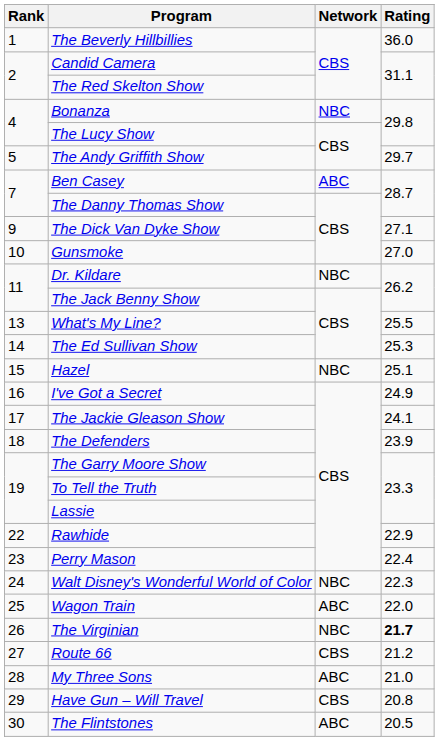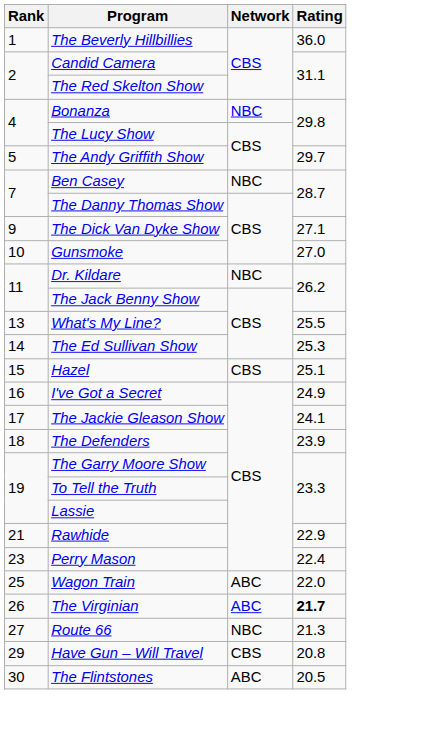(334, 181) ABC -> (247, 181) NBC
(334, 370) NBC -> (246, 370) CBS
(16, 535) 22 -> (16, 535) 21
- row: (181, 582)
(334, 629) NBC -> (246, 606) ABC
(334, 653) CBS -> (247, 629) NBC
(399, 653) 21.2 -> (311, 629) 21.3
- row: (102, 677)
